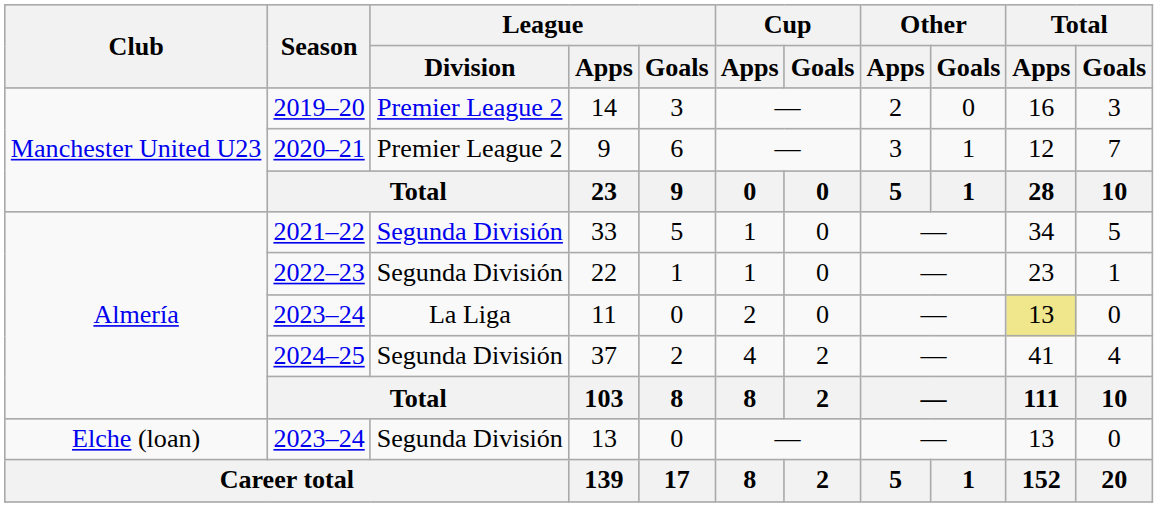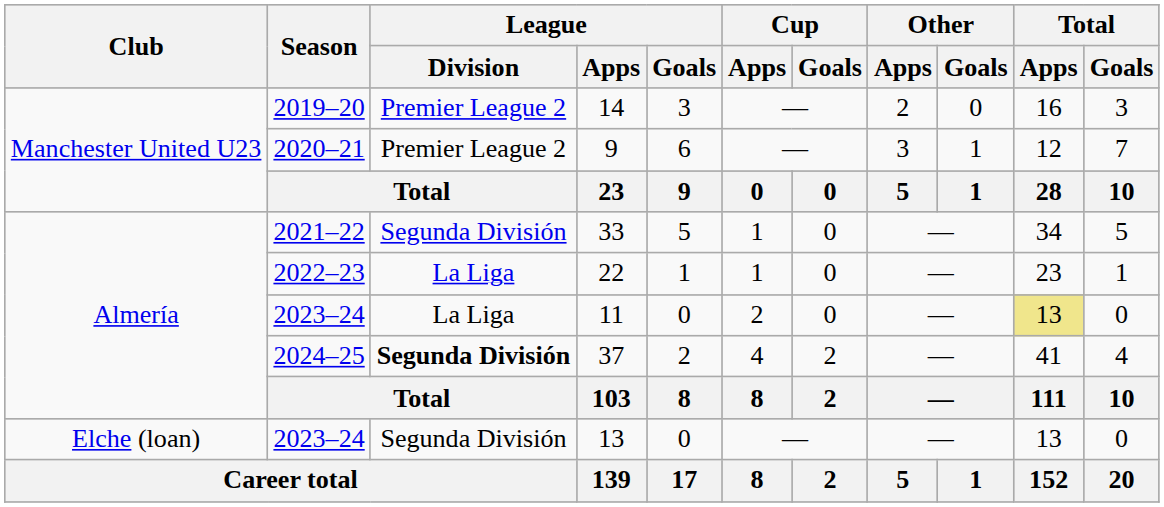(470, 273) Segunda División -> (473, 273) La Liga
(470, 356) normal -> (473, 356) bold
